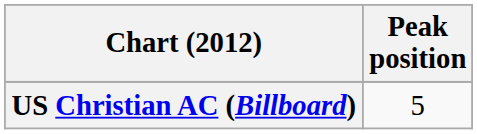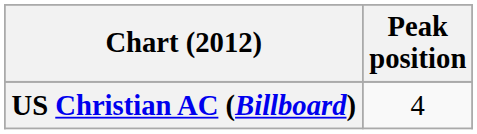(418, 104) 5 -> (418, 104) 4
